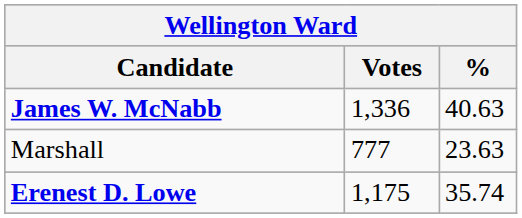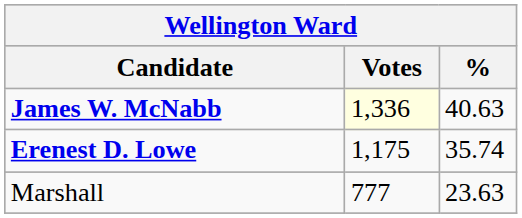(380, 108) no background -> (380, 108) lightyellow background
rows swapped: (104, 191) <-> (58, 150)
